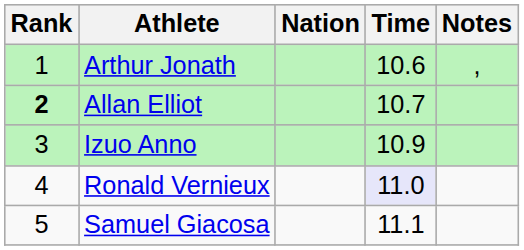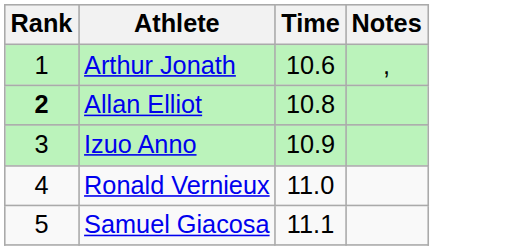- column: (321, 24)
(401, 104) 10.7 -> (311, 104) 10.8
(401, 184) lavender background -> (311, 184) no background
